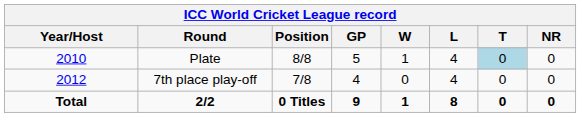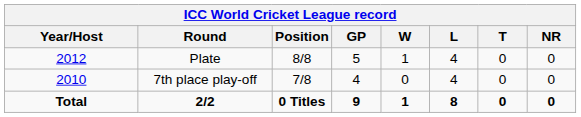(71, 58) 2010 -> (71, 58) 2012
(503, 58) lightblue background -> (503, 58) no background
(71, 79) 2012 -> (71, 79) 2010
